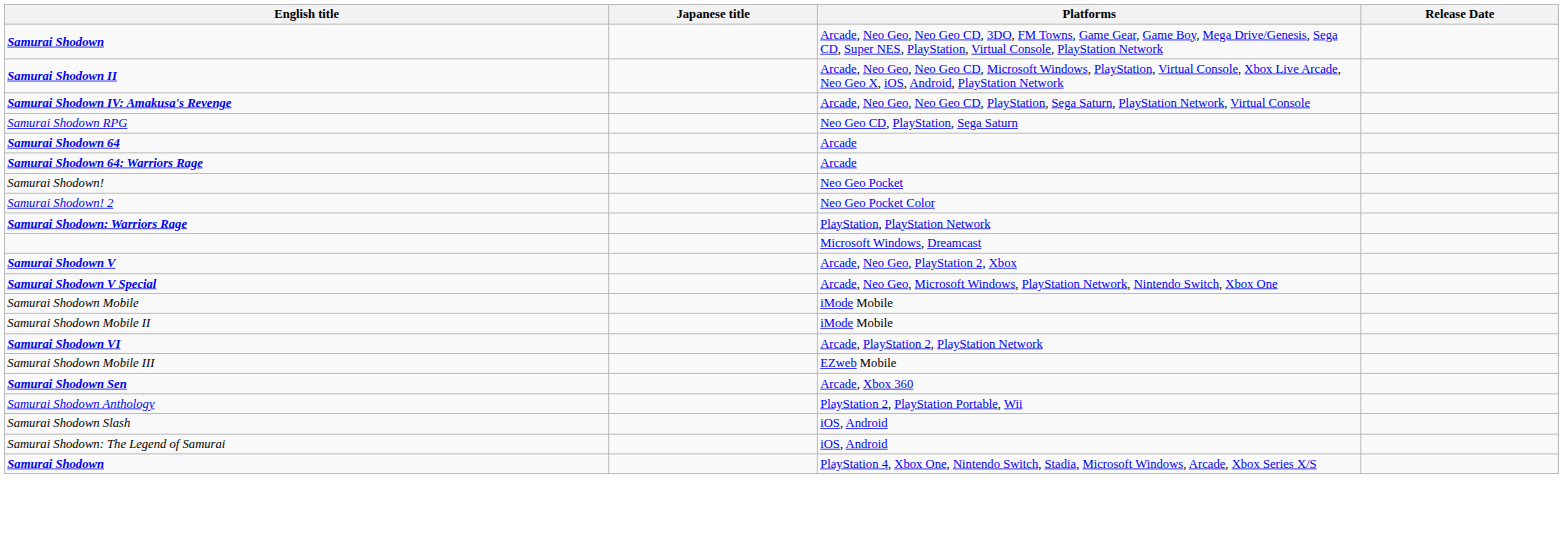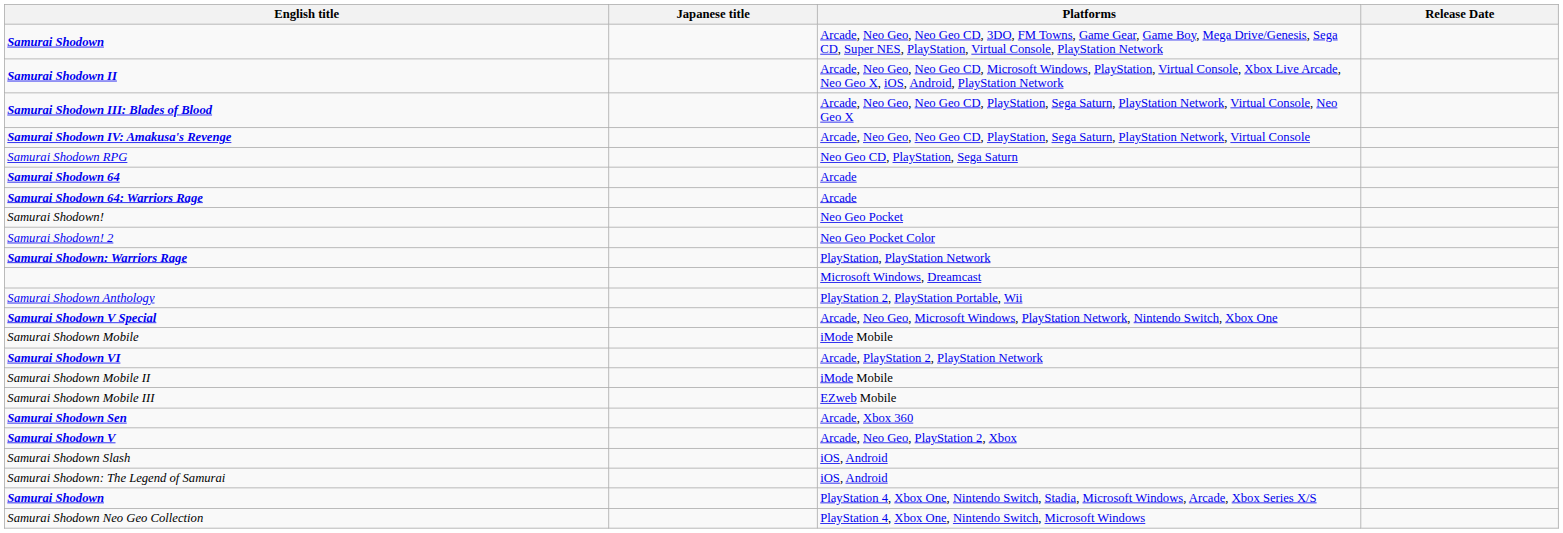+ row: (110, 110)
rows swapped: (61, 263) <-> (81, 403)
rows swapped: (64, 343) <-> (79, 323)
+ row: (105, 518)
